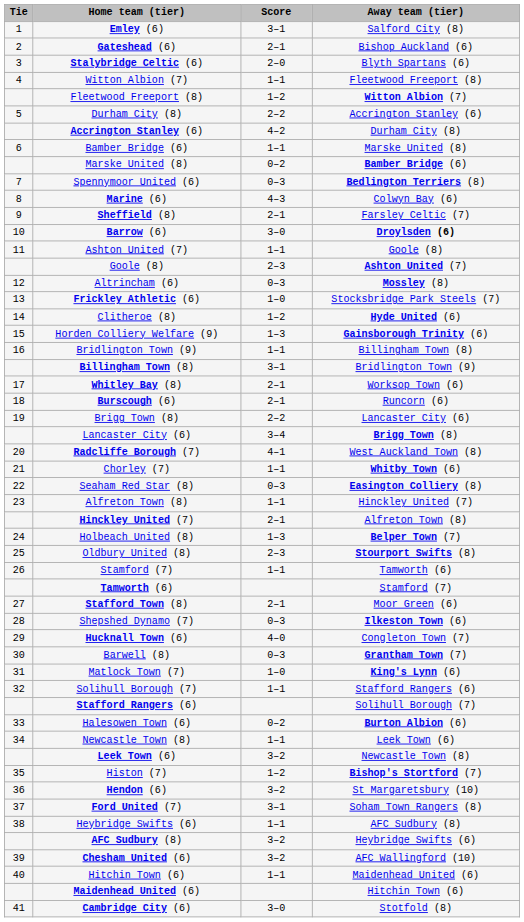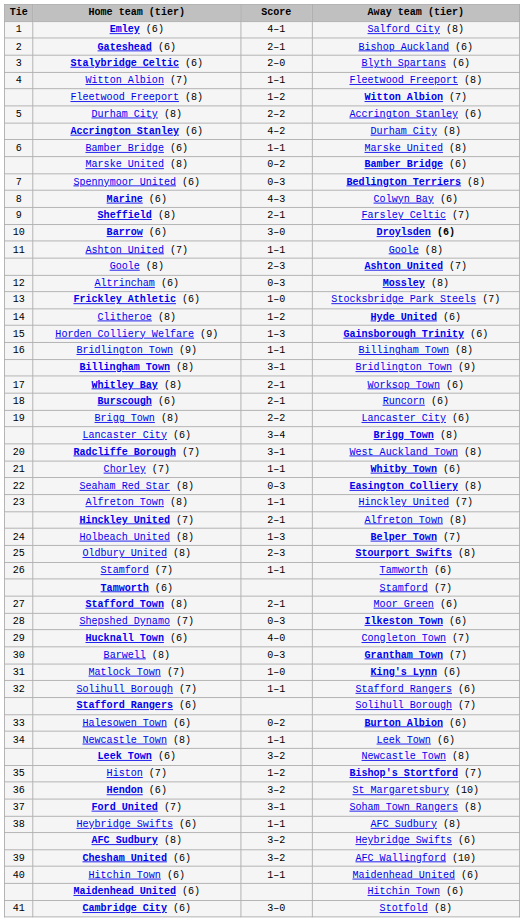(276, 29) 3–1 -> (276, 29) 4–1
(276, 452) 4–1 -> (276, 452) 3–1
